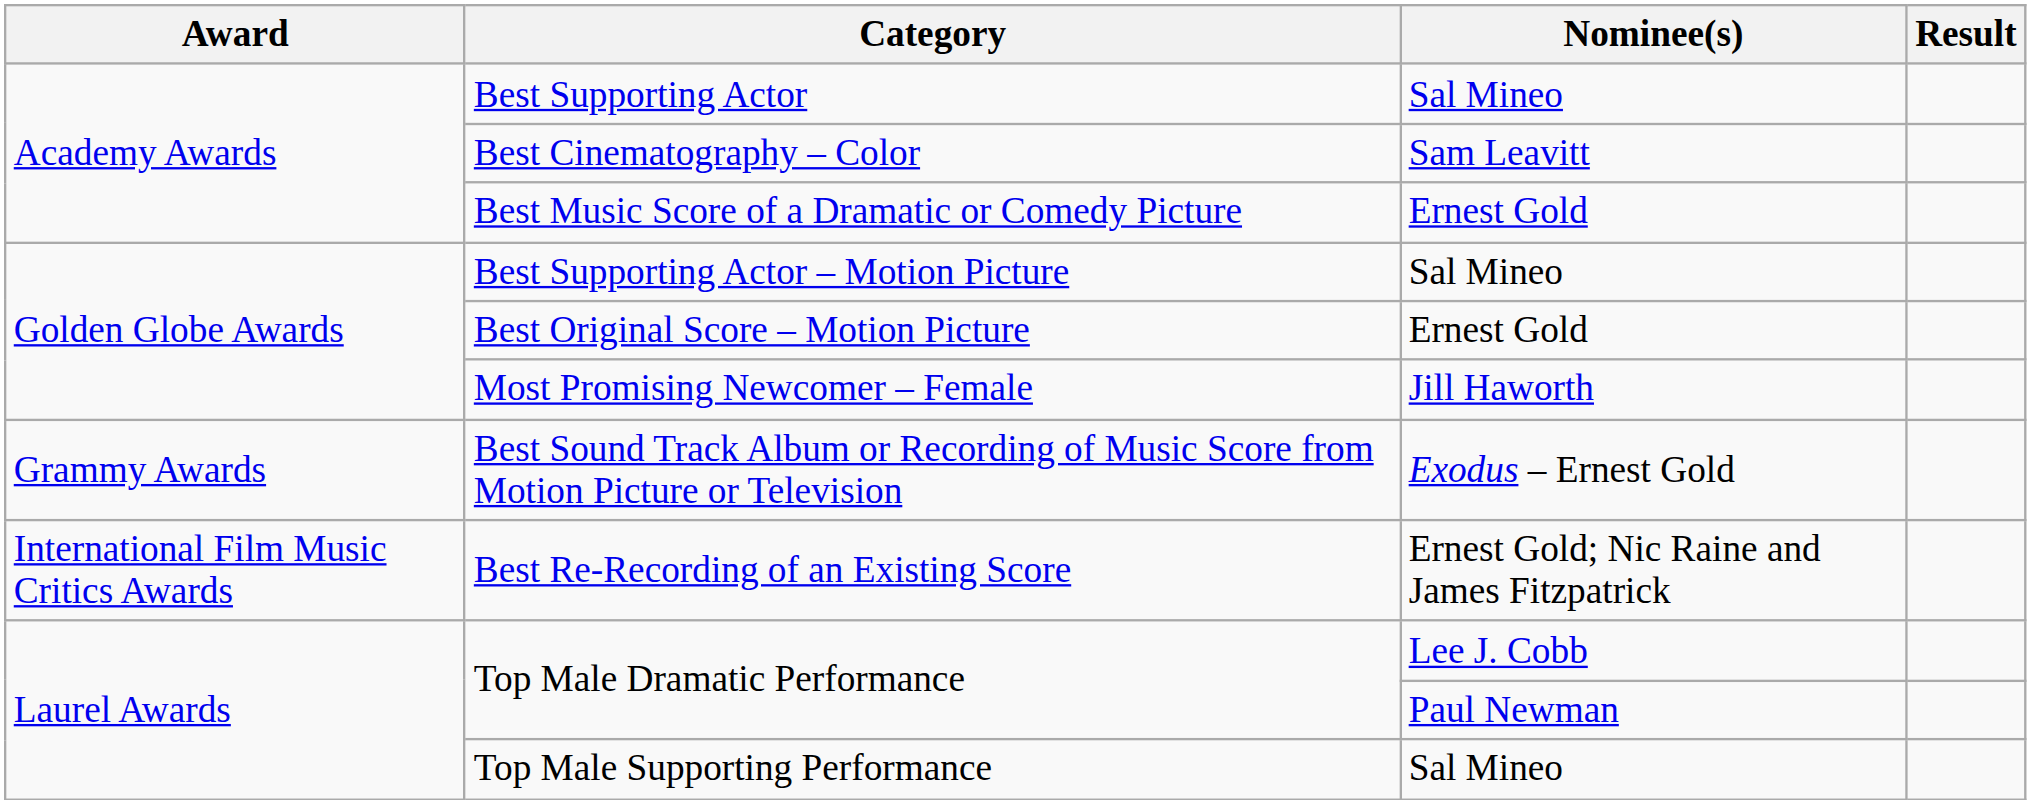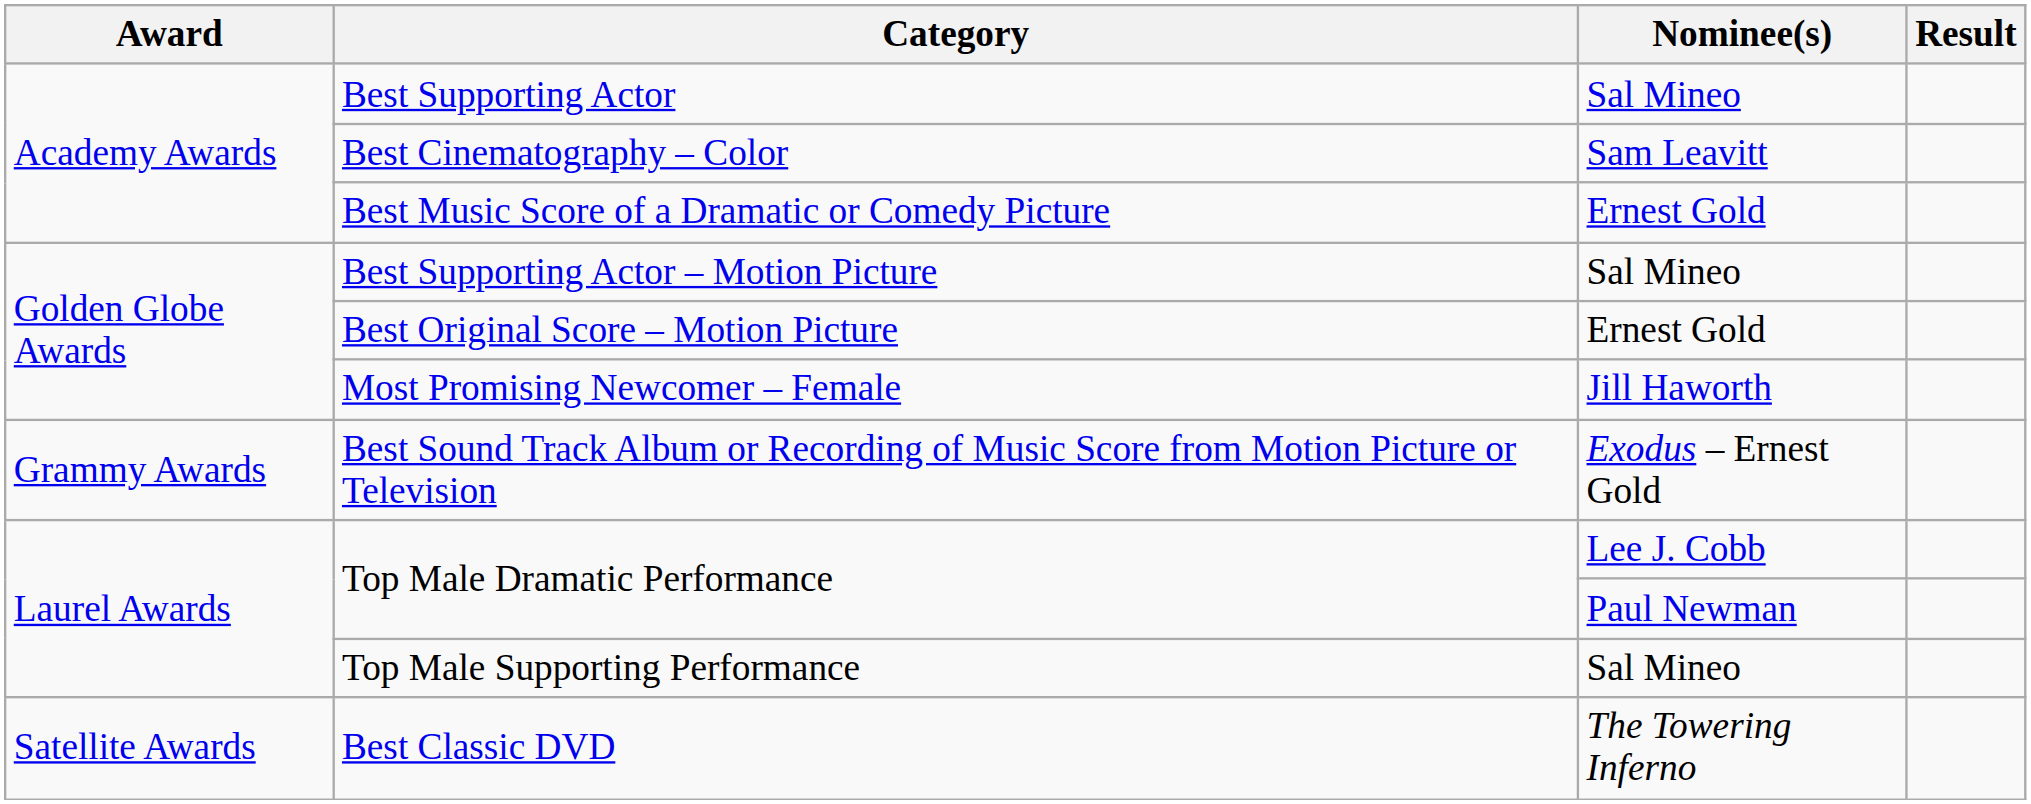- row: (773, 569)
+ row: (479, 747)
